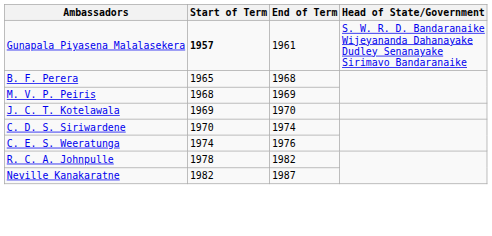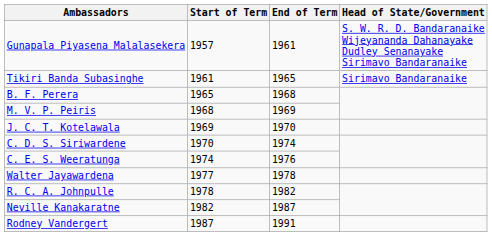(202, 46) bold -> (202, 46) normal
+ row: (75, 79)
+ row: (60, 175)
+ row: (57, 224)
